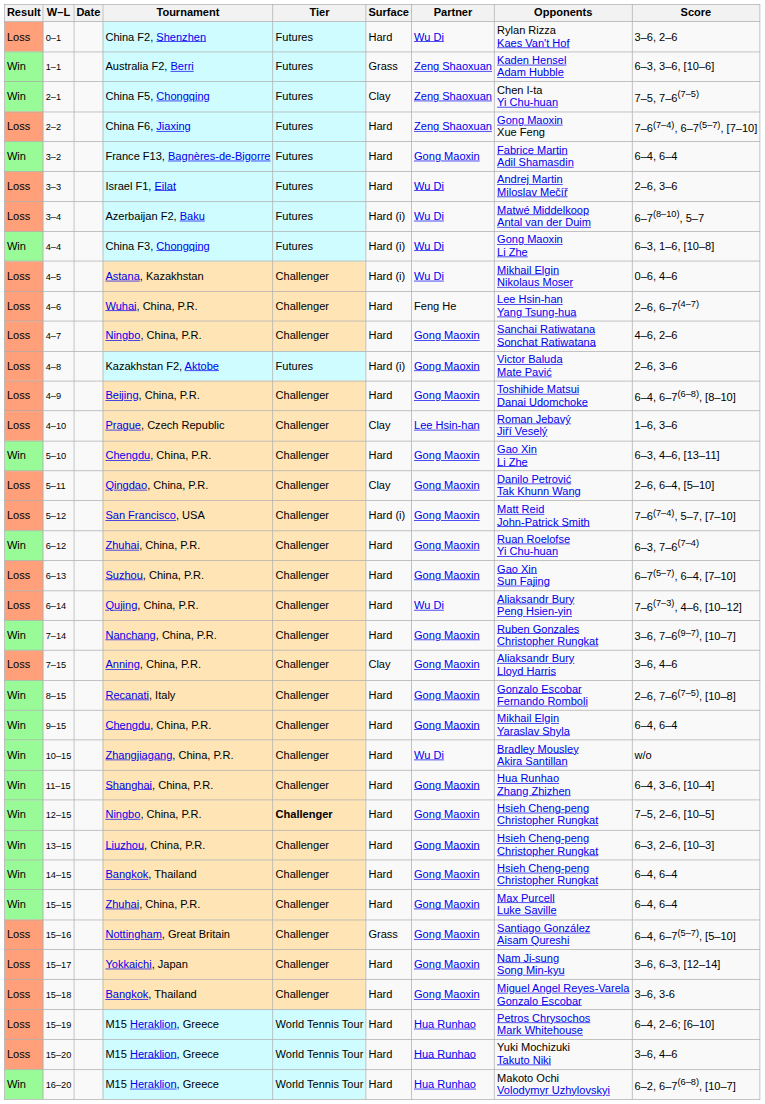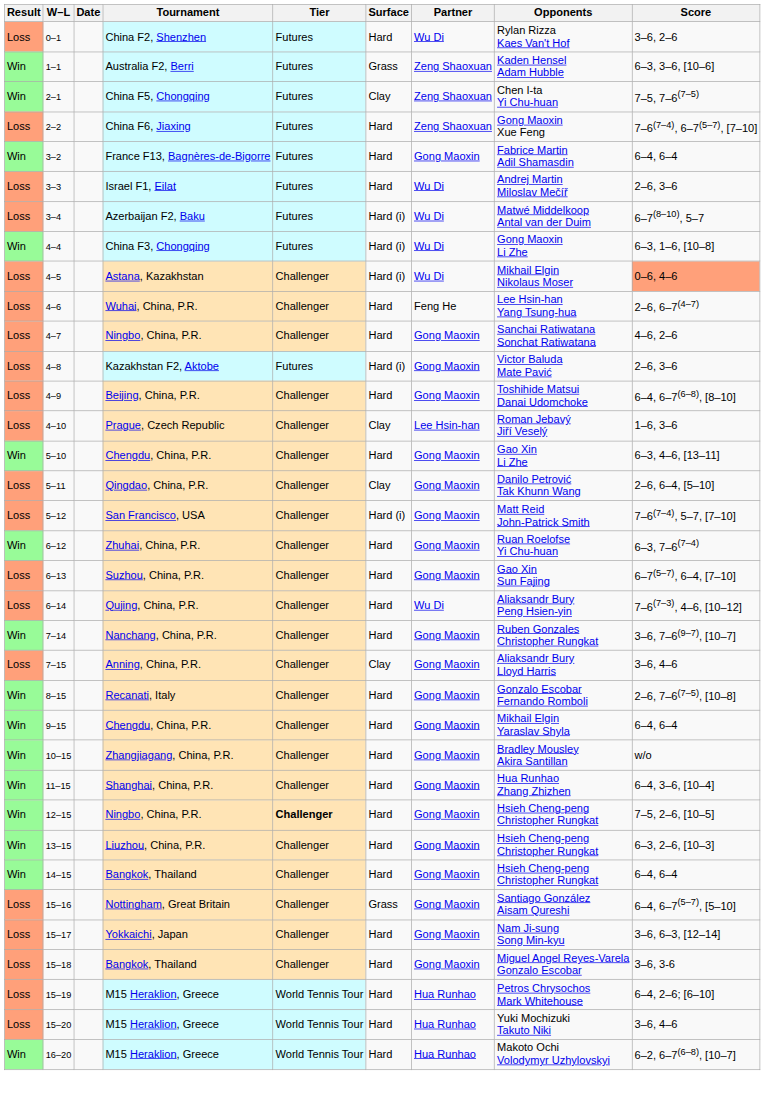(656, 276) no background -> (656, 276) lightsalmon background
(429, 755) Wu Di -> (447, 755) Gong Maoxin
- row: (59, 905)
